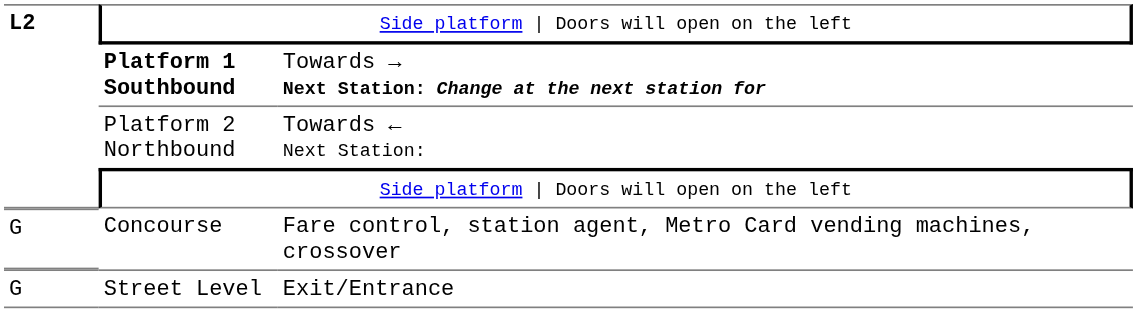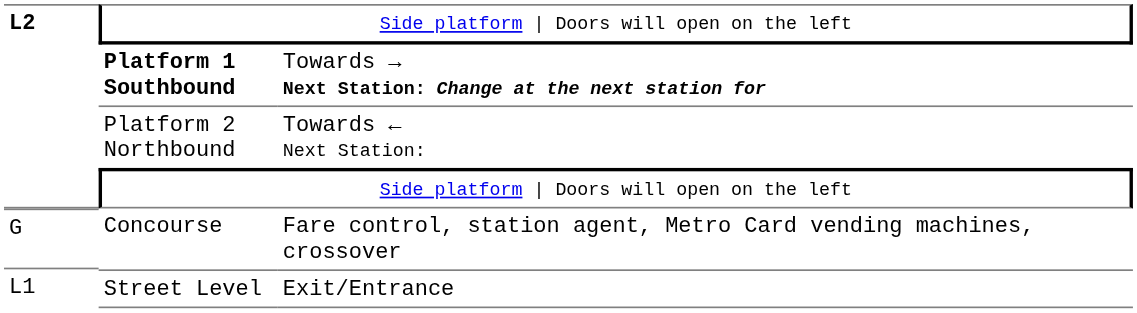(16, 289) G -> (22, 287) L1
